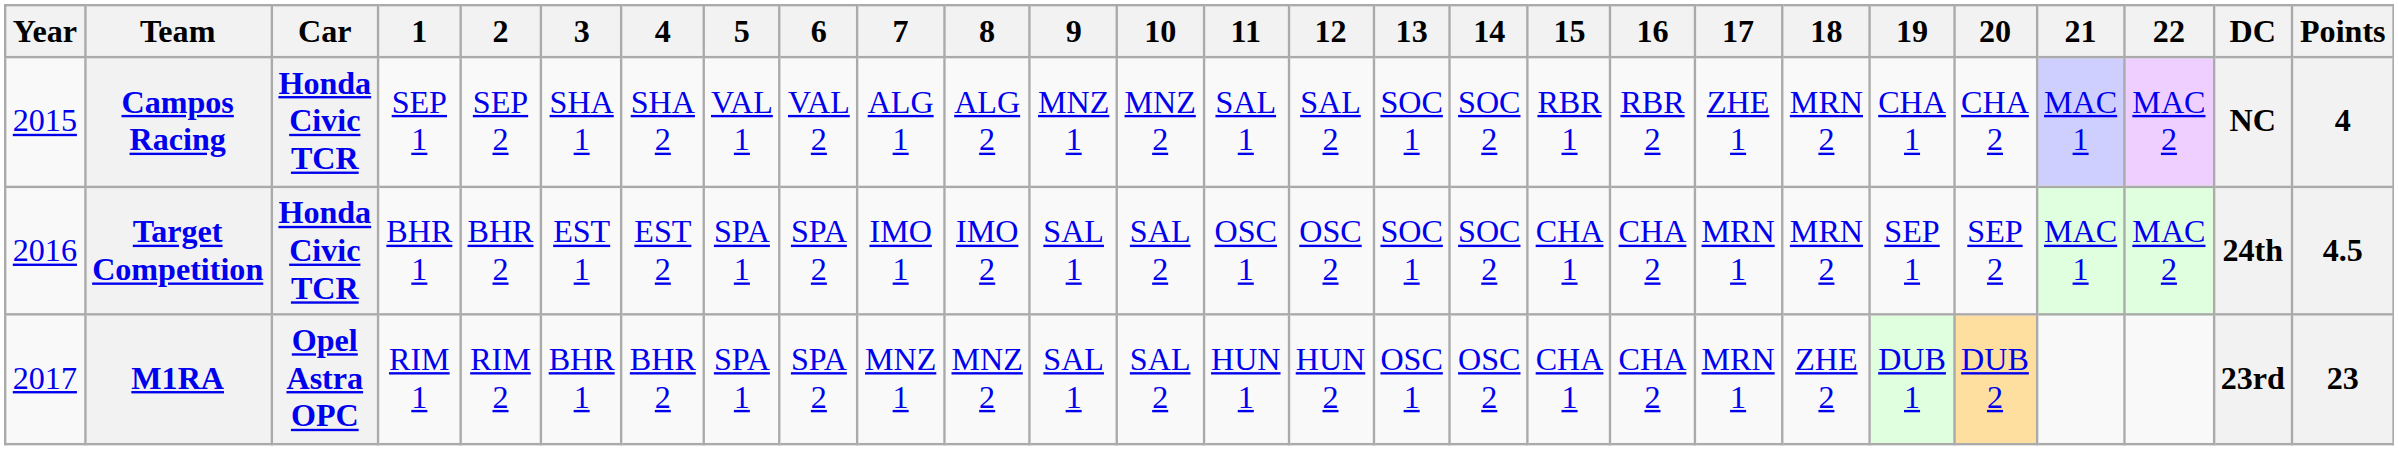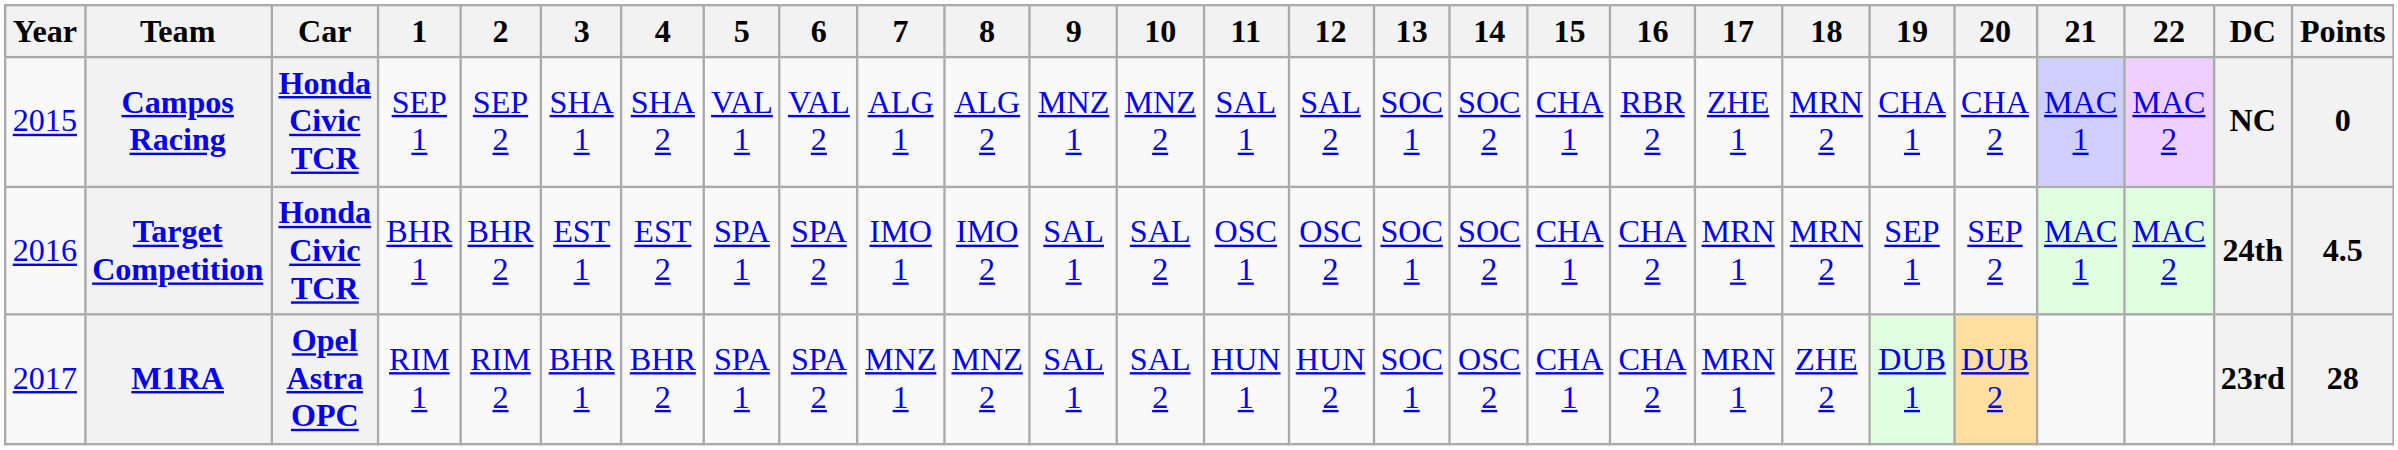(1570, 121) RBR 1 -> (1570, 121) CHA 1
(2343, 121) 4 -> (2343, 121) 0
(1412, 378) OSC 1 -> (1412, 378) SOC 1
(2343, 378) 23 -> (2343, 378) 28
